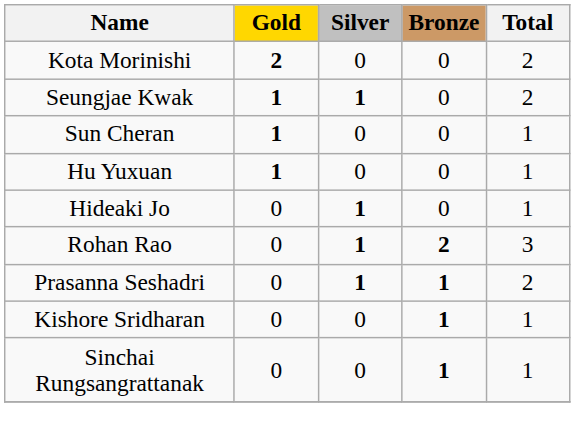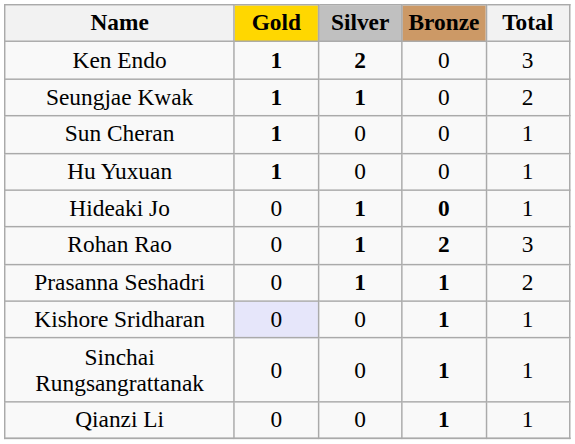- row: (120, 60)
+ row: (120, 60)
(444, 208) normal -> (444, 208) bold
(276, 319) no background -> (276, 319) lavender background
+ row: (120, 419)
